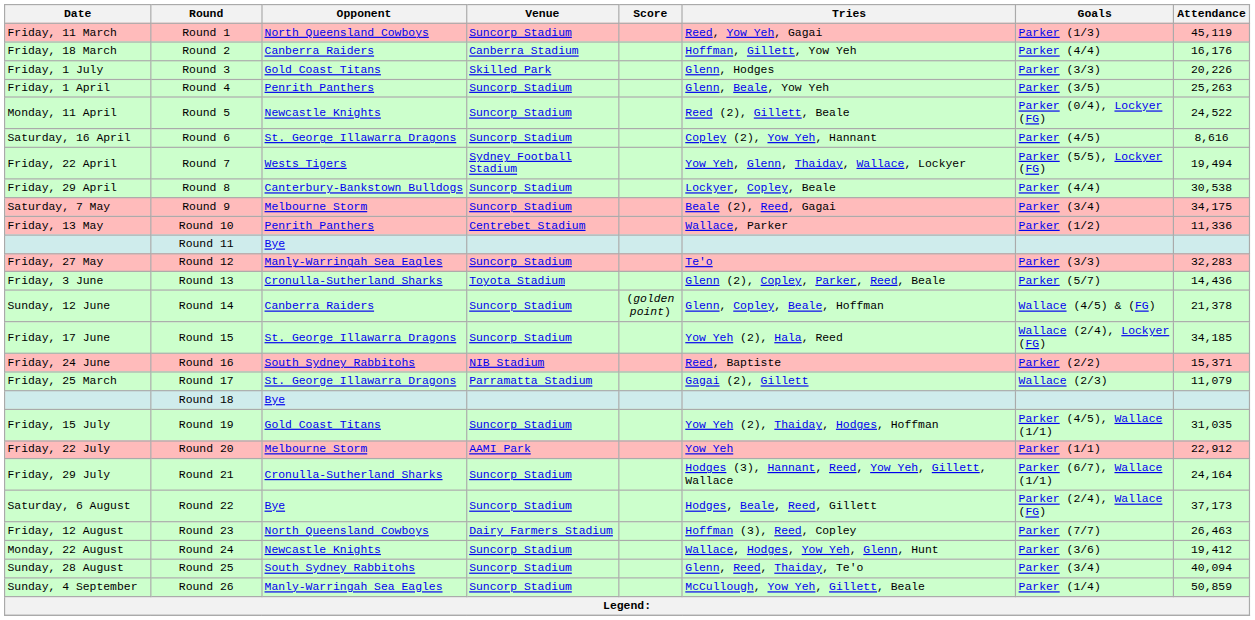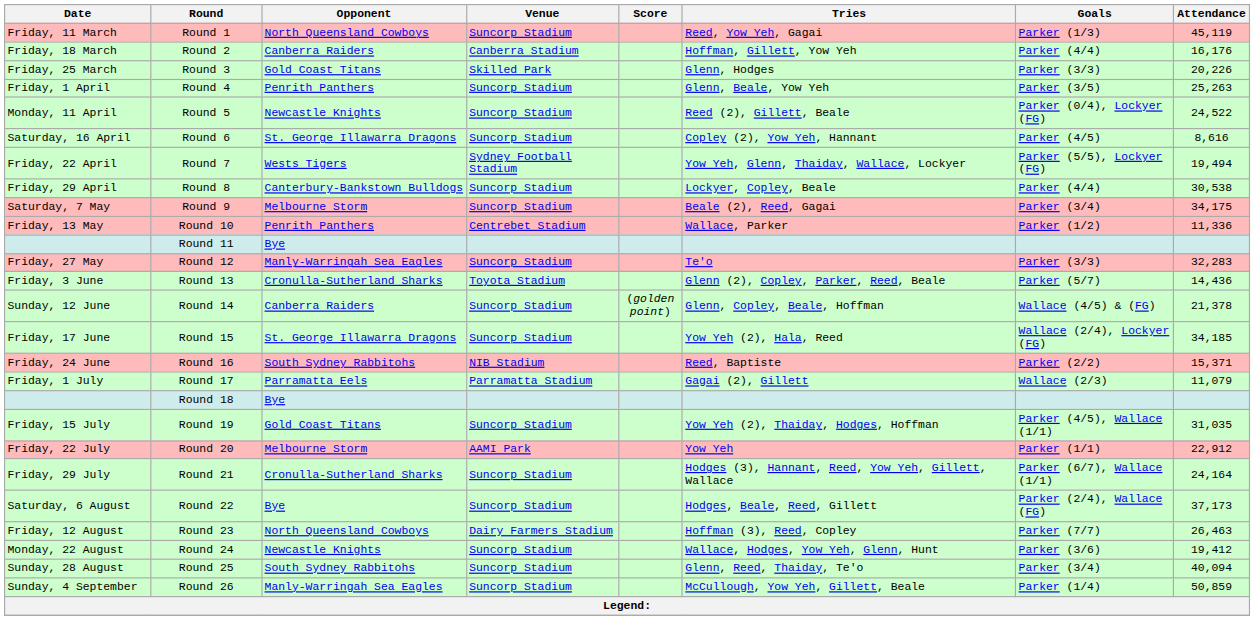(55, 69) Friday, 1 July -> (62, 69) Friday, 25 March
(62, 381) Friday, 25 March -> (55, 381) Friday, 1 July
(360, 381) St. George Illawarra Dragons -> (316, 381) Parramatta Eels
